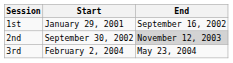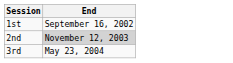- column: (89, 11)
